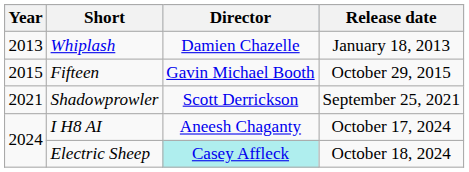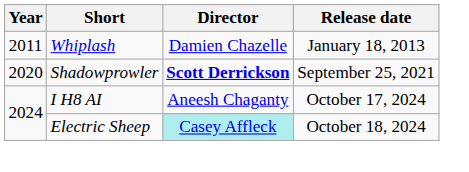(26, 45) 2013 -> (26, 45) 2011
- row: (75, 72)
(26, 99) 2021 -> (26, 72) 2020
(240, 99) normal -> (228, 72) bold
